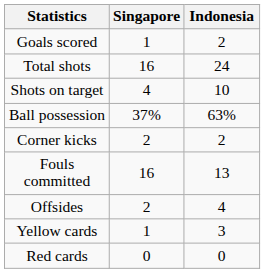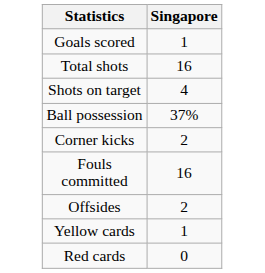- column: (222, 16)
